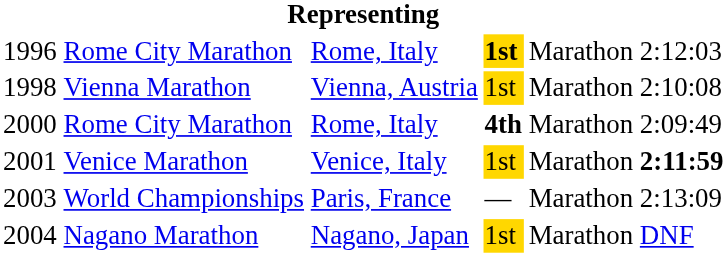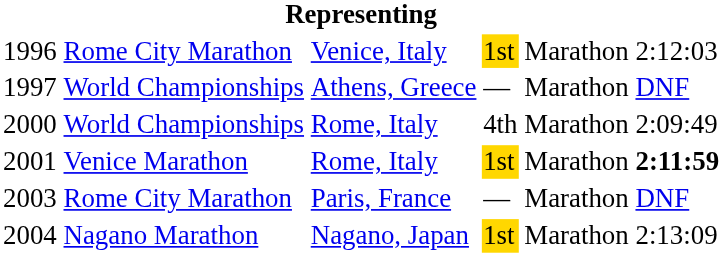(374, 50) Rome, Italy -> (379, 50) Venice, Italy
(501, 50) bold -> (499, 50) normal
+ row: (30, 87)
- row: (30, 87)
(178, 124) Rome City Marathon -> (184, 124) World Championships
(503, 124) bold -> (500, 124) normal
(379, 161) Venice, Italy -> (374, 161) Rome, Italy
(184, 198) World Championships -> (178, 198) Rome City Marathon
(681, 198) 2:13:09 -> (662, 198) DNF
(667, 235) DNF -> (677, 235) 2:13:09
